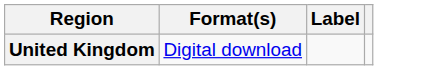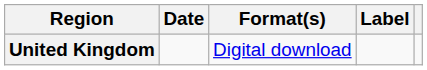+ column: (184, 19)
